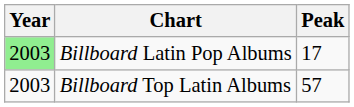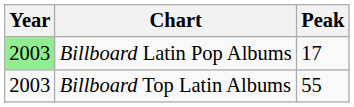(311, 85) 57 -> (311, 85) 55
